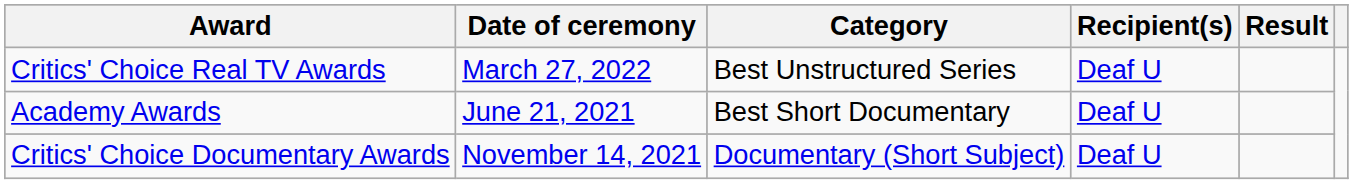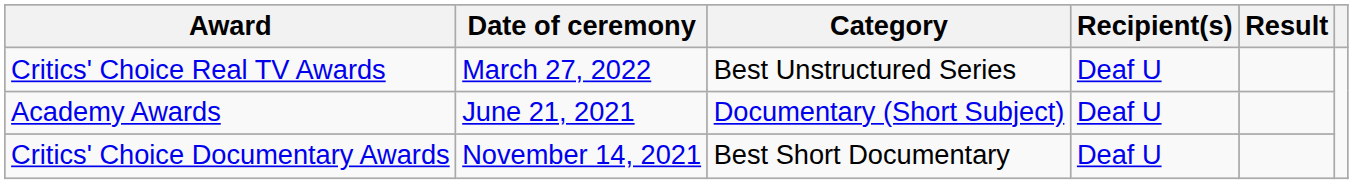(862, 112) Best Short Documentary -> (889, 112) Documentary (Short Subject)
(889, 155) Documentary (Short Subject) -> (862, 155) Best Short Documentary
